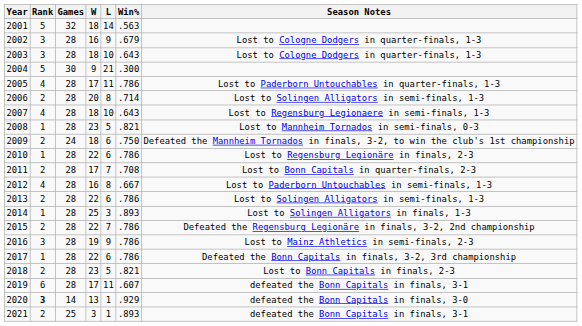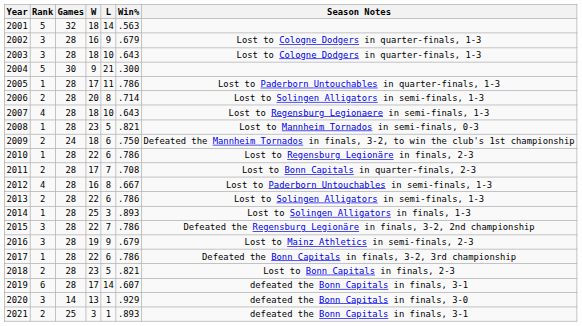(43, 84) 4 -> (43, 84) 1
(43, 228) 2 -> (43, 228) 3
(129, 242) .786 -> (129, 242) .679
(108, 285) 11 -> (108, 285) 14
(43, 300) bold -> (43, 300) normal
